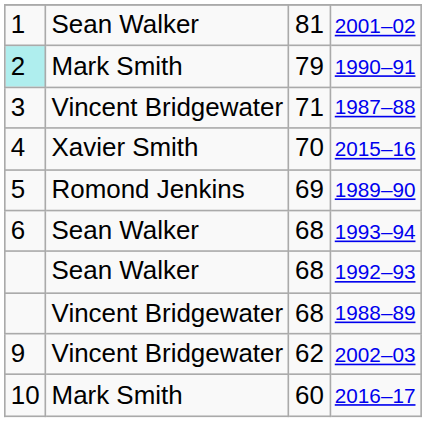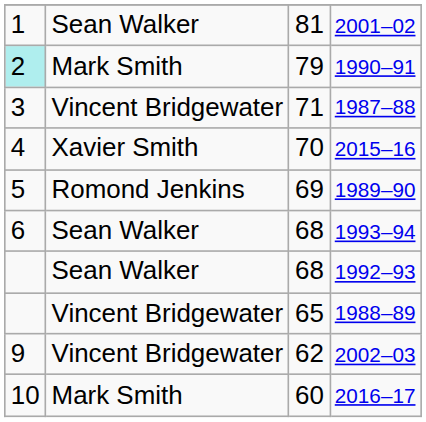(309, 312) 68 -> (309, 312) 65
